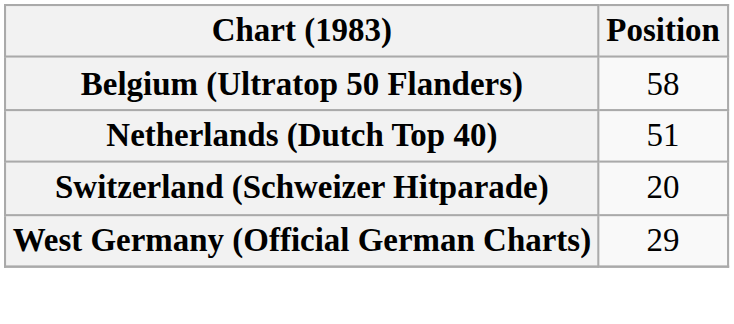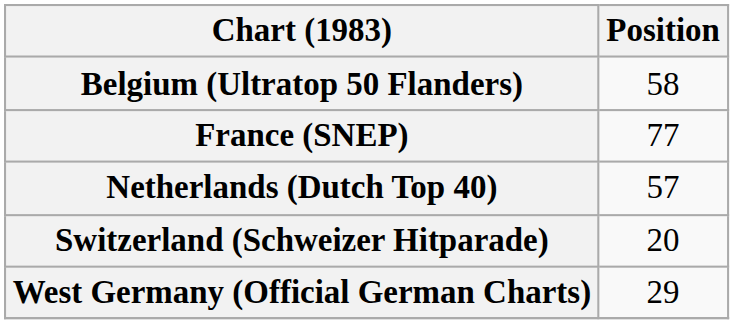+ row: (302, 135)
(663, 135) 51 -> (663, 187) 57
